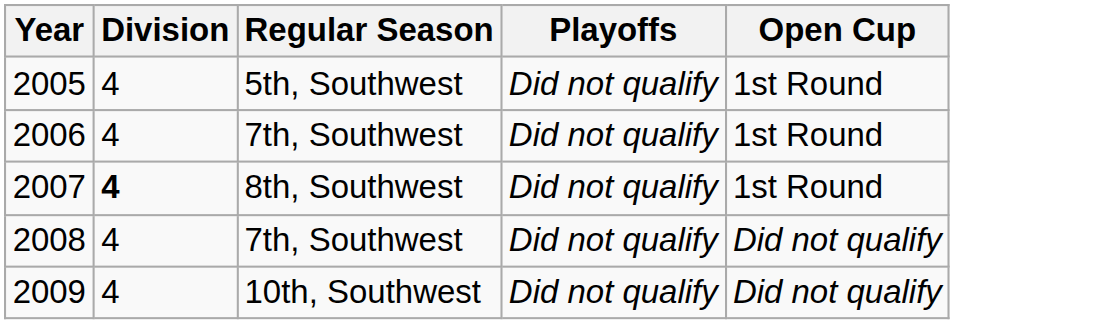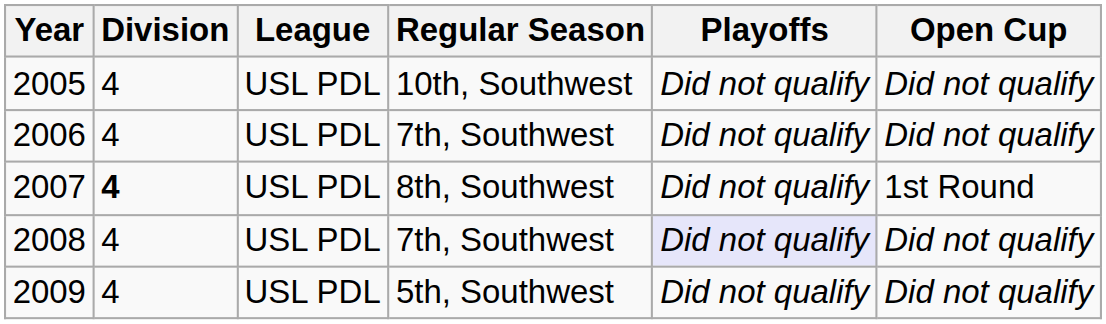+ column: (313, 30)
(354, 82) 5th, Southwest -> (514, 82) 10th, Southwest
(808, 82) 1st Round -> (989, 82) Did not qualify
(808, 135) 1st Round -> (989, 135) Did not qualify
(613, 239) no background -> (765, 239) lavender background
(363, 291) 10th, Southwest -> (505, 291) 5th, Southwest
